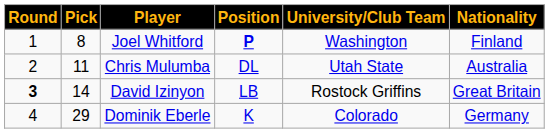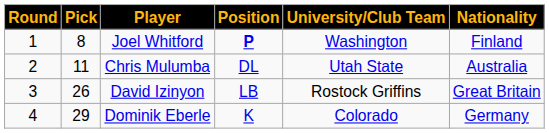(33, 91) bold -> (33, 91) normal
(81, 91) 14 -> (81, 91) 26
